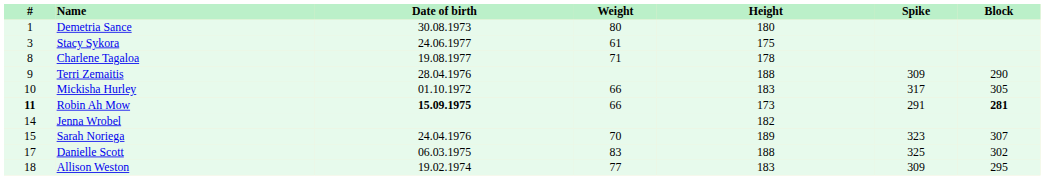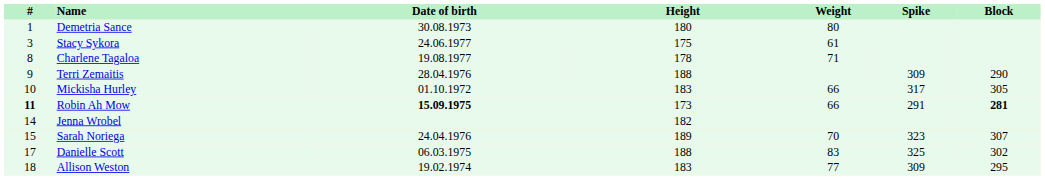columns swapped: (766, 11) <-> (616, 11)
